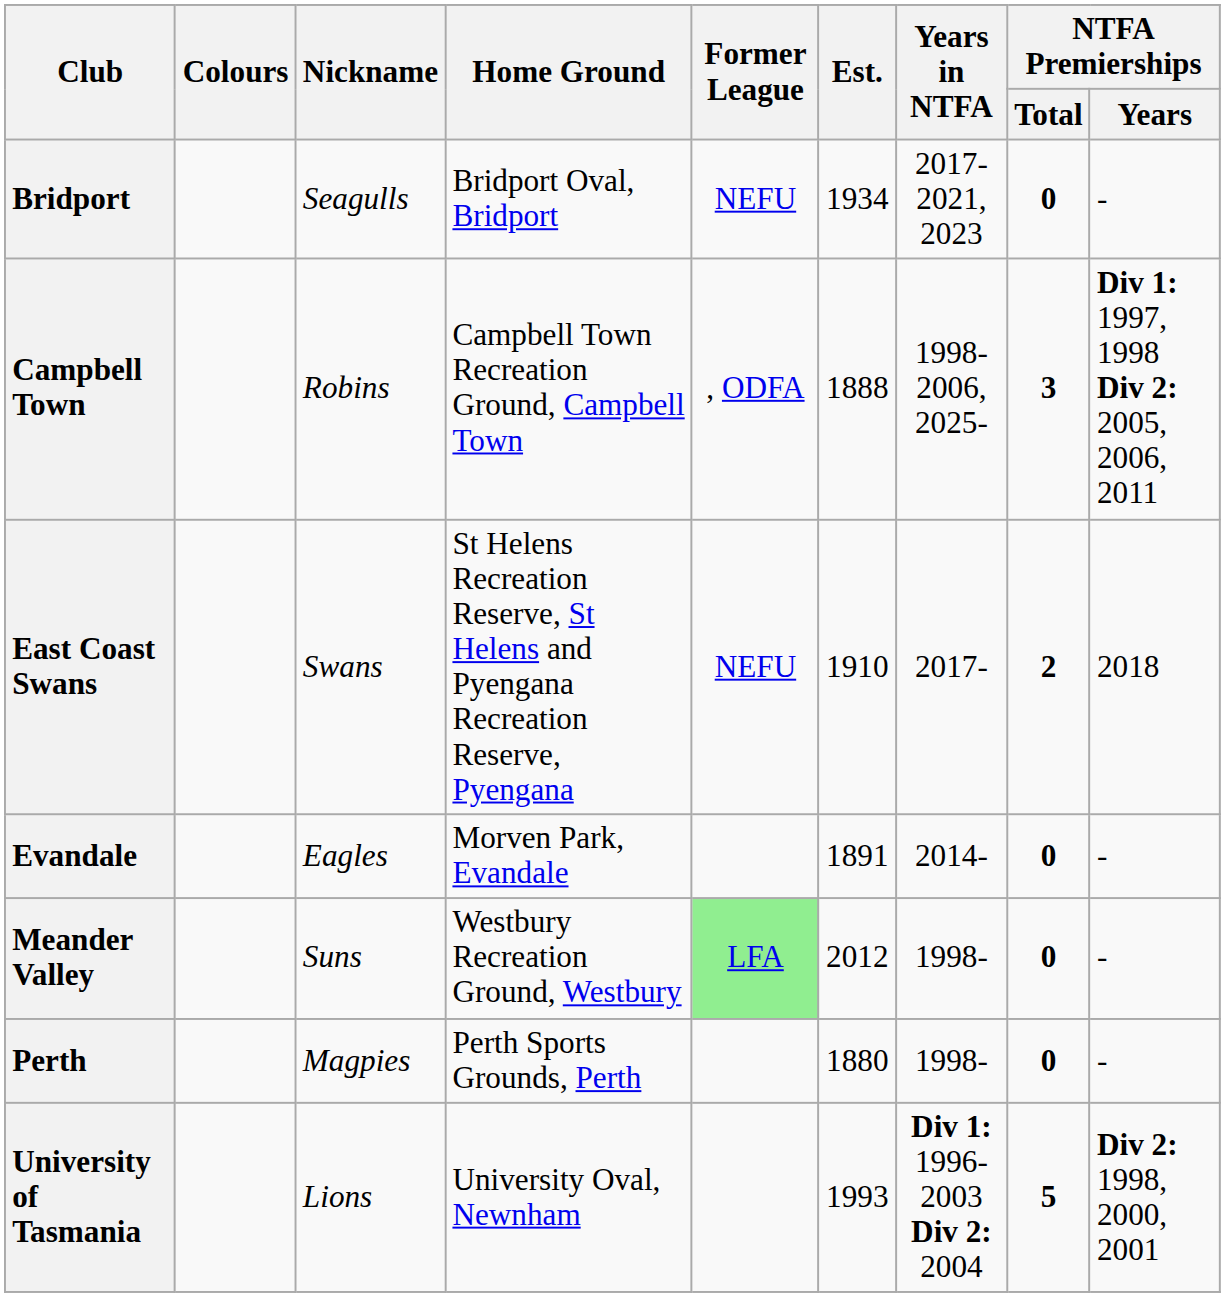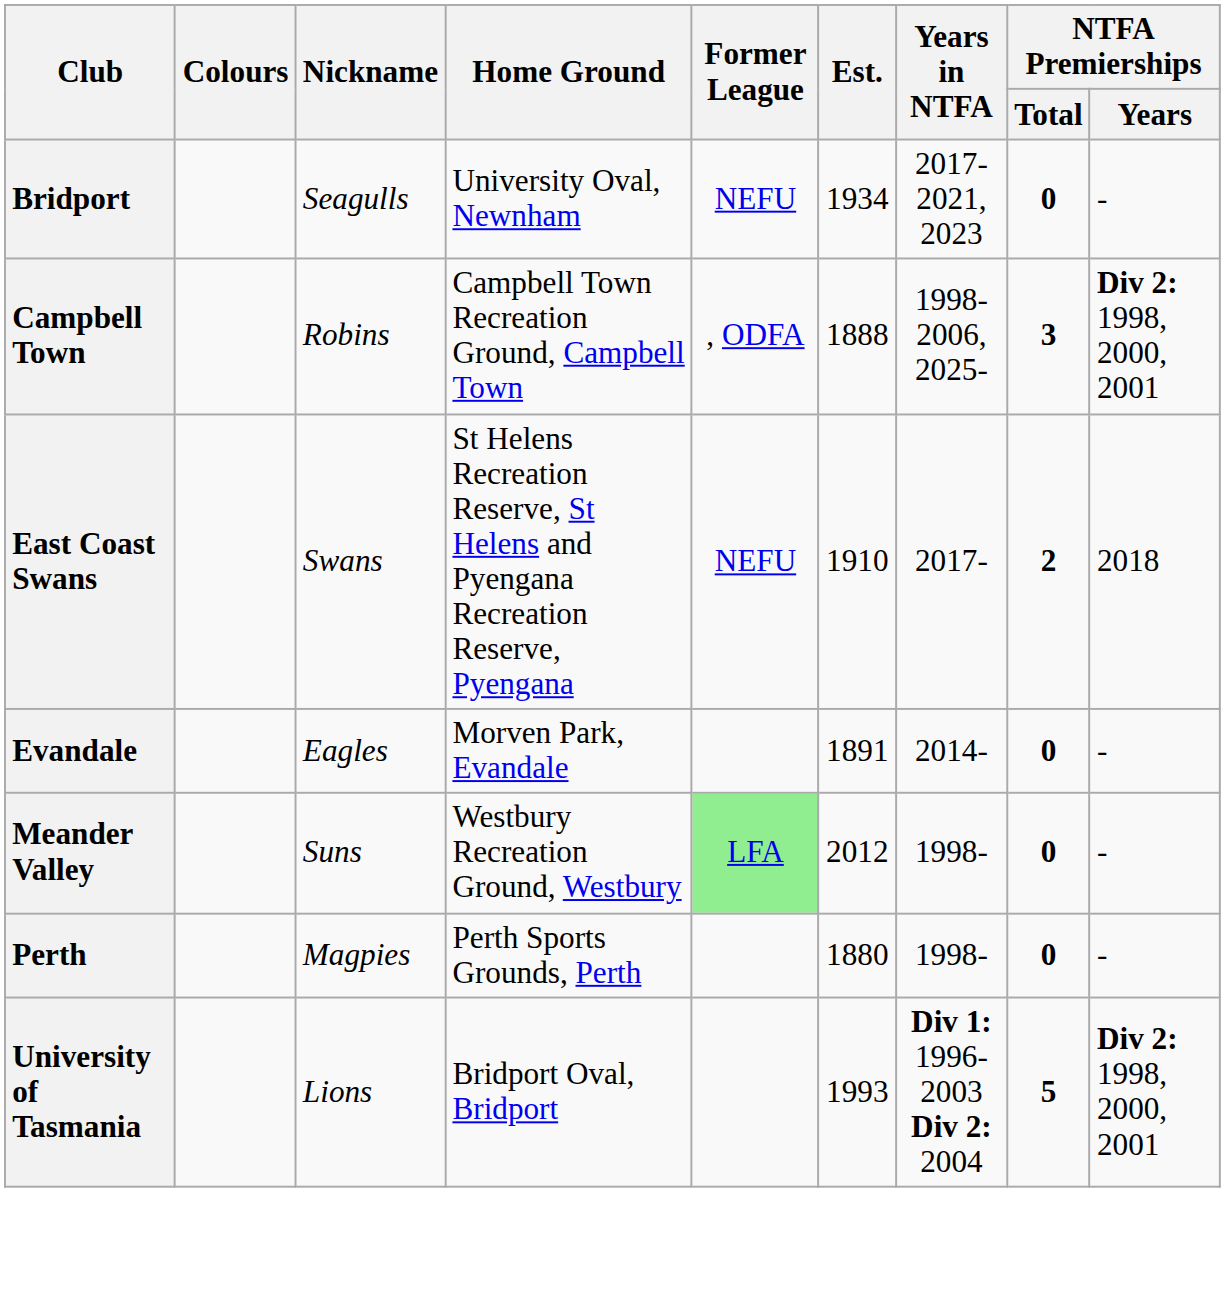(543, 198) Bridport Oval, Bridport -> (556, 198) University Oval, Newnham
(1137, 388) Div 1: 1997, 1998 Div 2: 2005, 2006, 2011 -> (1137, 335) Div 2: 1998, 2000, 2001
(556, 1197) University Oval, Newnham -> (543, 1091) Bridport Oval, Bridport
